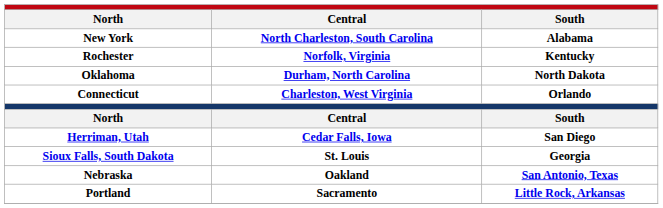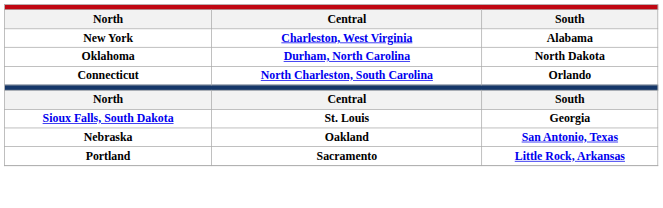(347, 38) North Charleston, South Carolina -> (347, 38) Charleston, West Virginia
- row: (108, 56)
(347, 94) Charleston, West Virginia -> (347, 75) North Charleston, South Carolina
- row: (108, 137)
